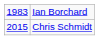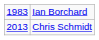(17, 27) 2015 -> (17, 27) 2013
